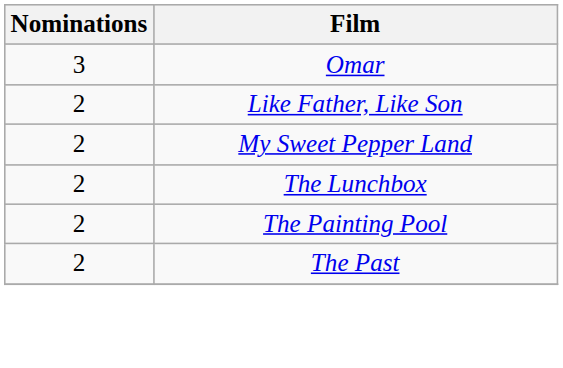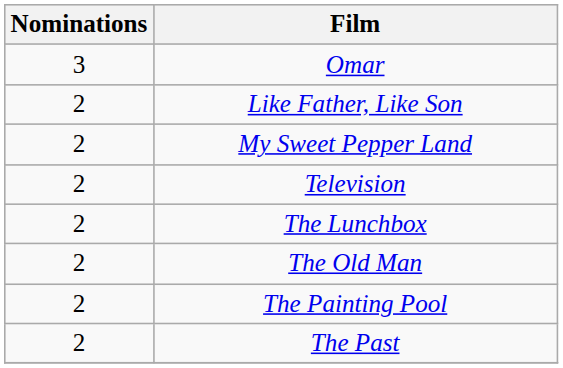+ row: (355, 183)
+ row: (355, 263)
